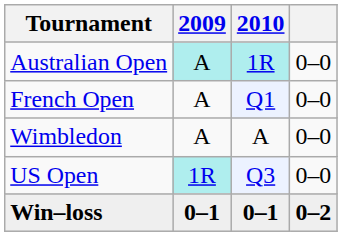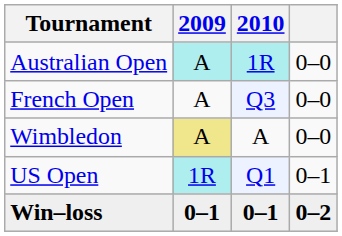(261, 99) Q1 -> (261, 99) Q3
(202, 136) no background -> (202, 136) khaki background
(261, 174) Q3 -> (261, 174) Q1
(313, 174) 0–0 -> (313, 174) 0–1
